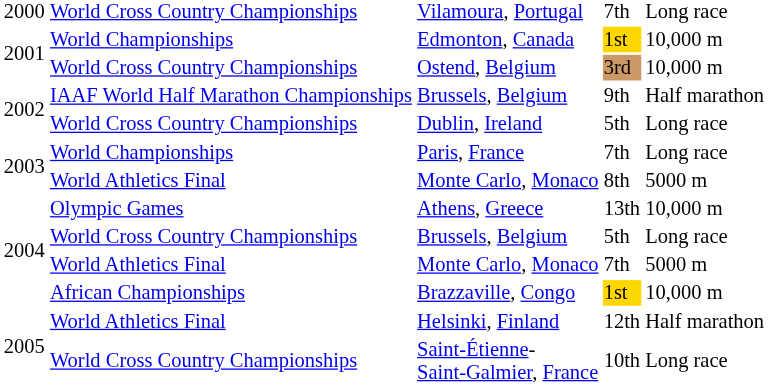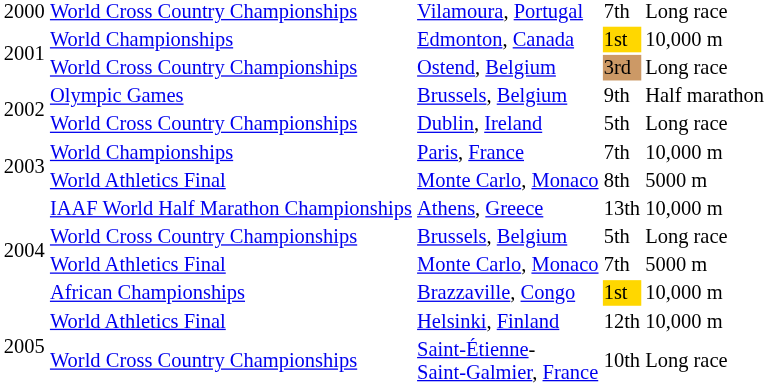(684, 67) 10,000 m -> (686, 67) Long race
(231, 95) IAAF World Half Marathon Championships -> (117, 95) Olympic Games
(686, 152) Long race -> (684, 152) 10,000 m
(117, 208) Olympic Games -> (231, 208) IAAF World Half Marathon Championships
(705, 320) Half marathon -> (684, 320) 10,000 m
